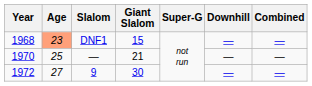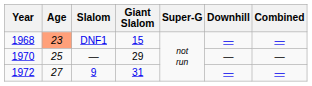(138, 56) 21 -> (138, 56) 29
(138, 72) 30 -> (138, 72) 31
